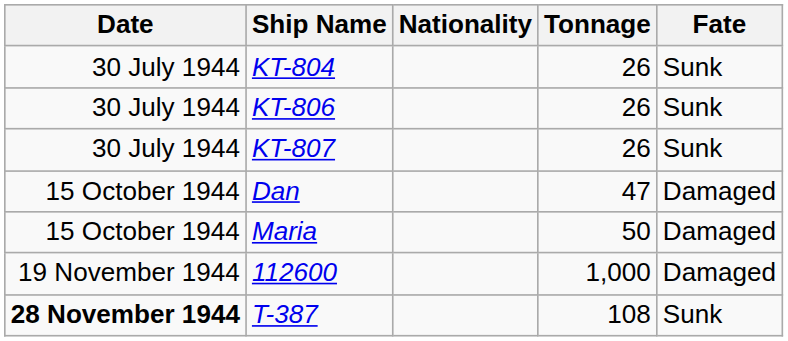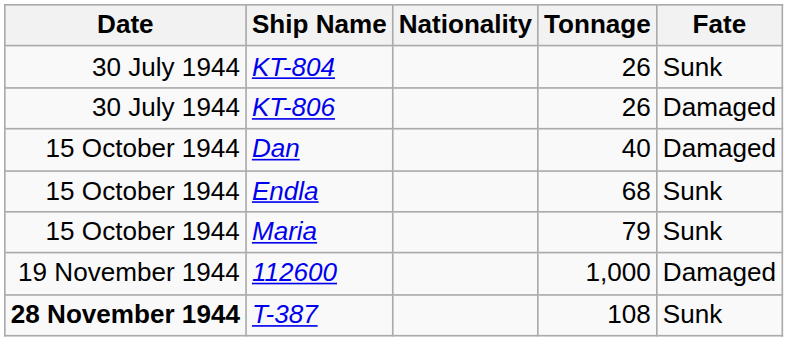(693, 107) Sunk -> (719, 107) Damaged
- row: (293, 149)
(636, 190) 47 -> (636, 149) 40
+ row: (285, 190)
(636, 231) 50 -> (636, 231) 79
(719, 231) Damaged -> (693, 231) Sunk
